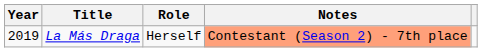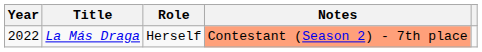(23, 37) 2019 -> (23, 37) 2022
